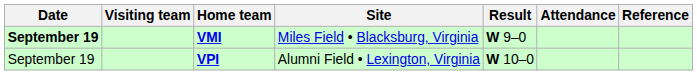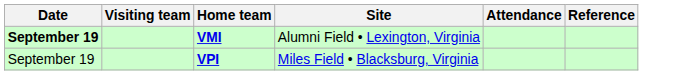- column: (510, 16)
(378, 37) Miles Field • Blacksburg, Virginia -> (379, 37) Alumni Field • Lexington, Virginia
(379, 59) Alumni Field • Lexington, Virginia -> (378, 59) Miles Field • Blacksburg, Virginia
